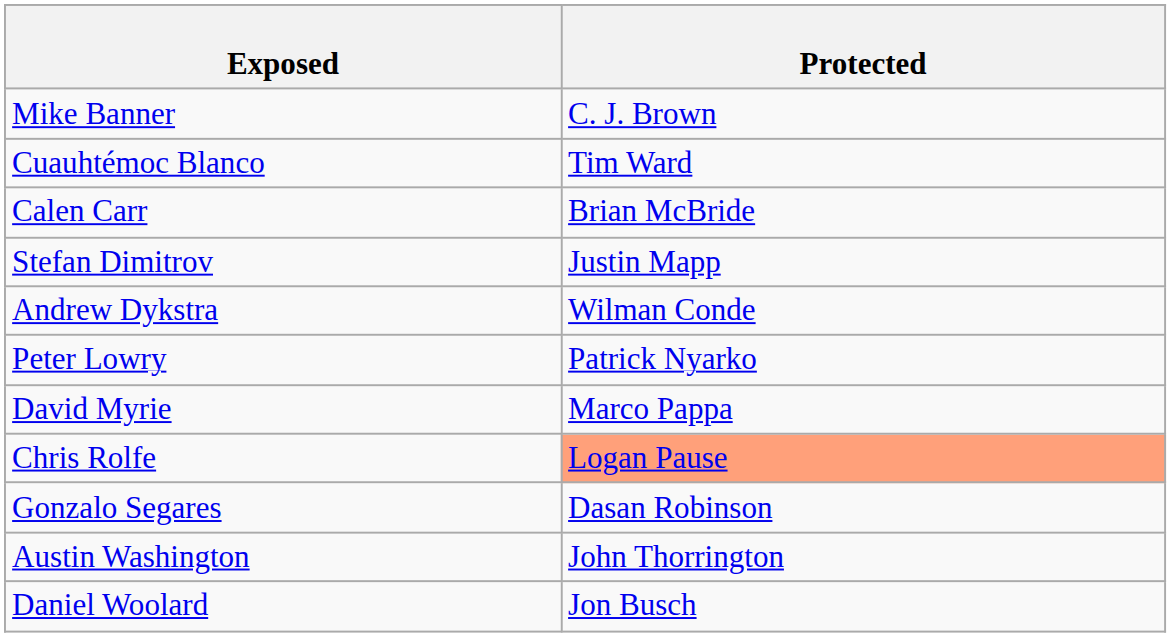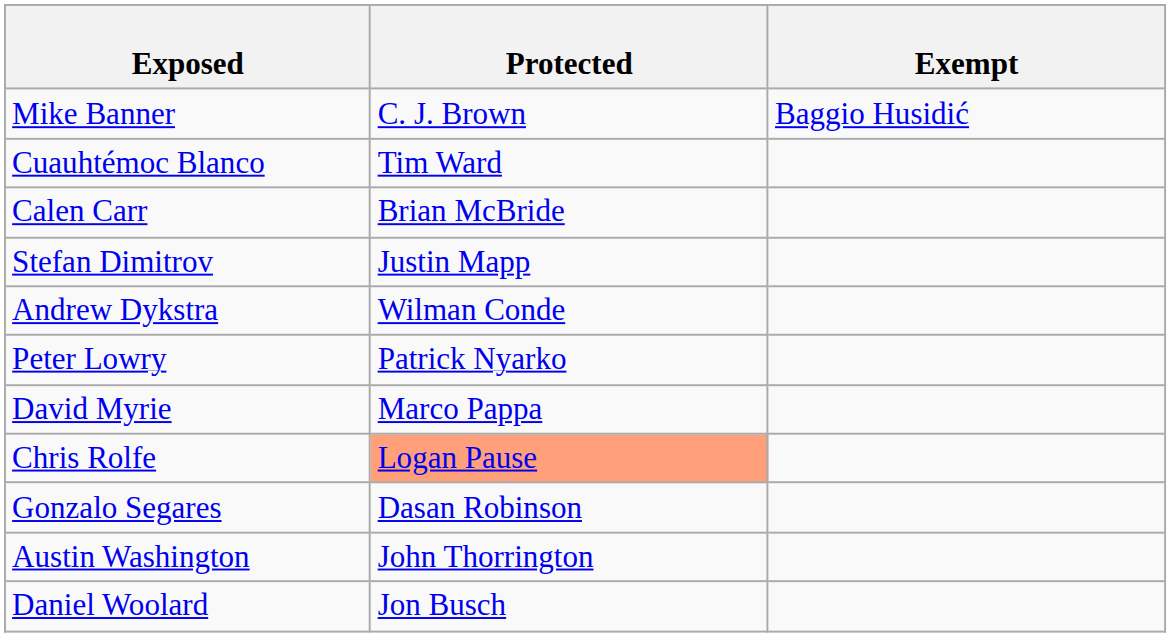+ column: (967, 64)
